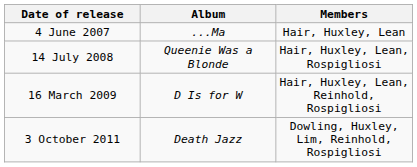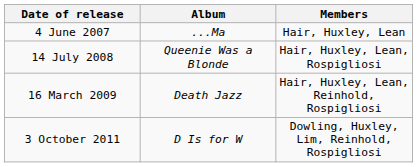(208, 95) D Is for W -> (208, 95) Death Jazz
(208, 140) Death Jazz -> (208, 140) D Is for W
